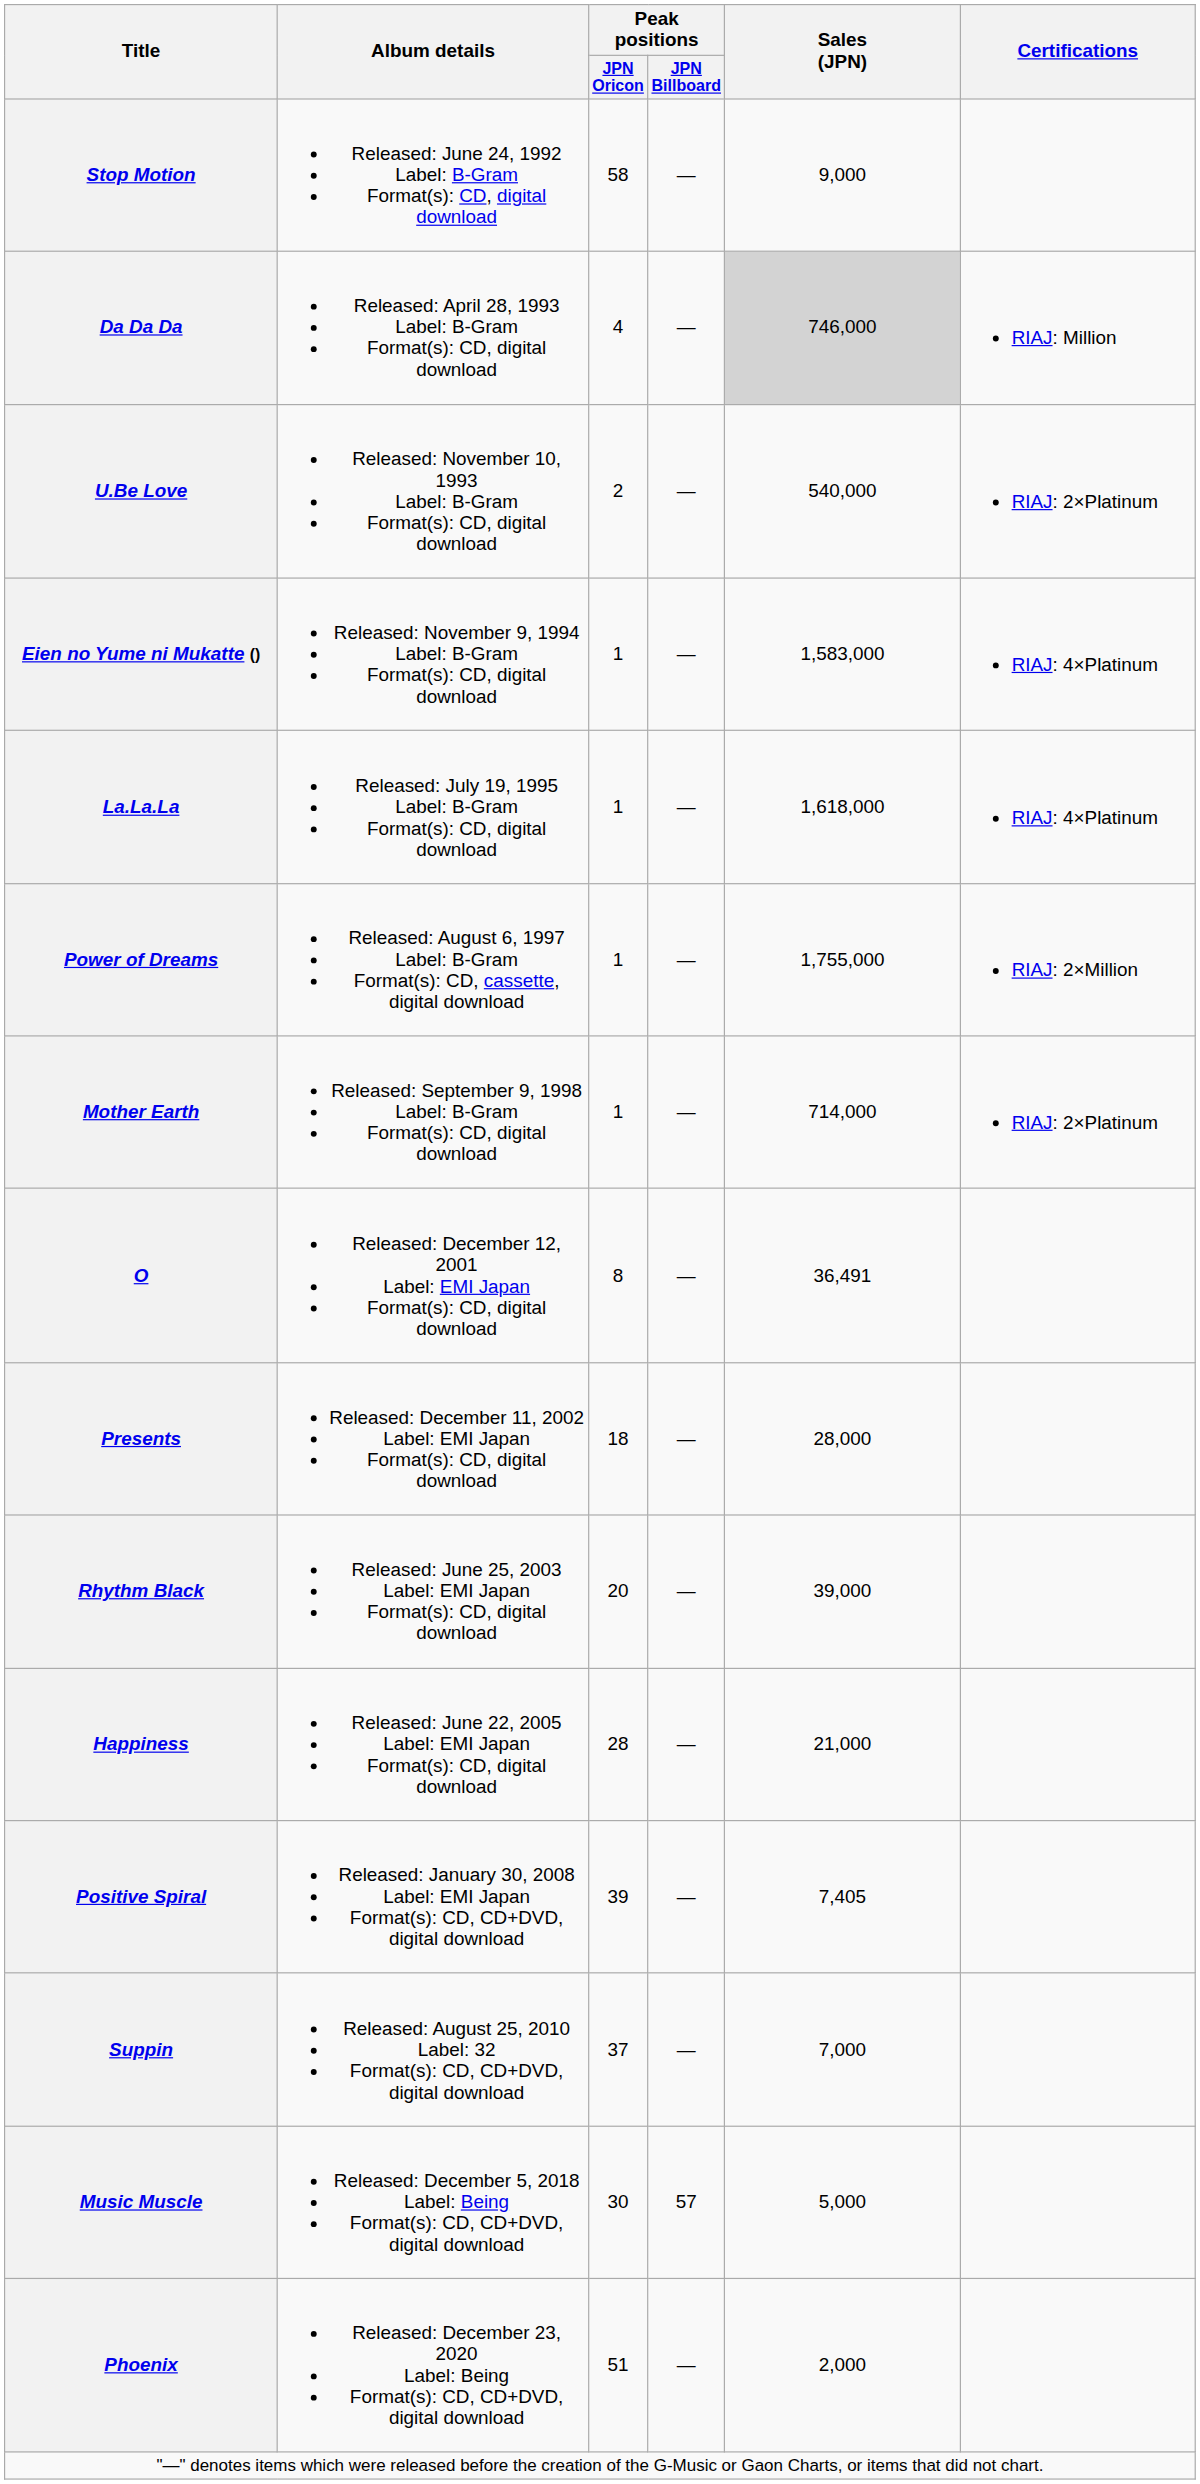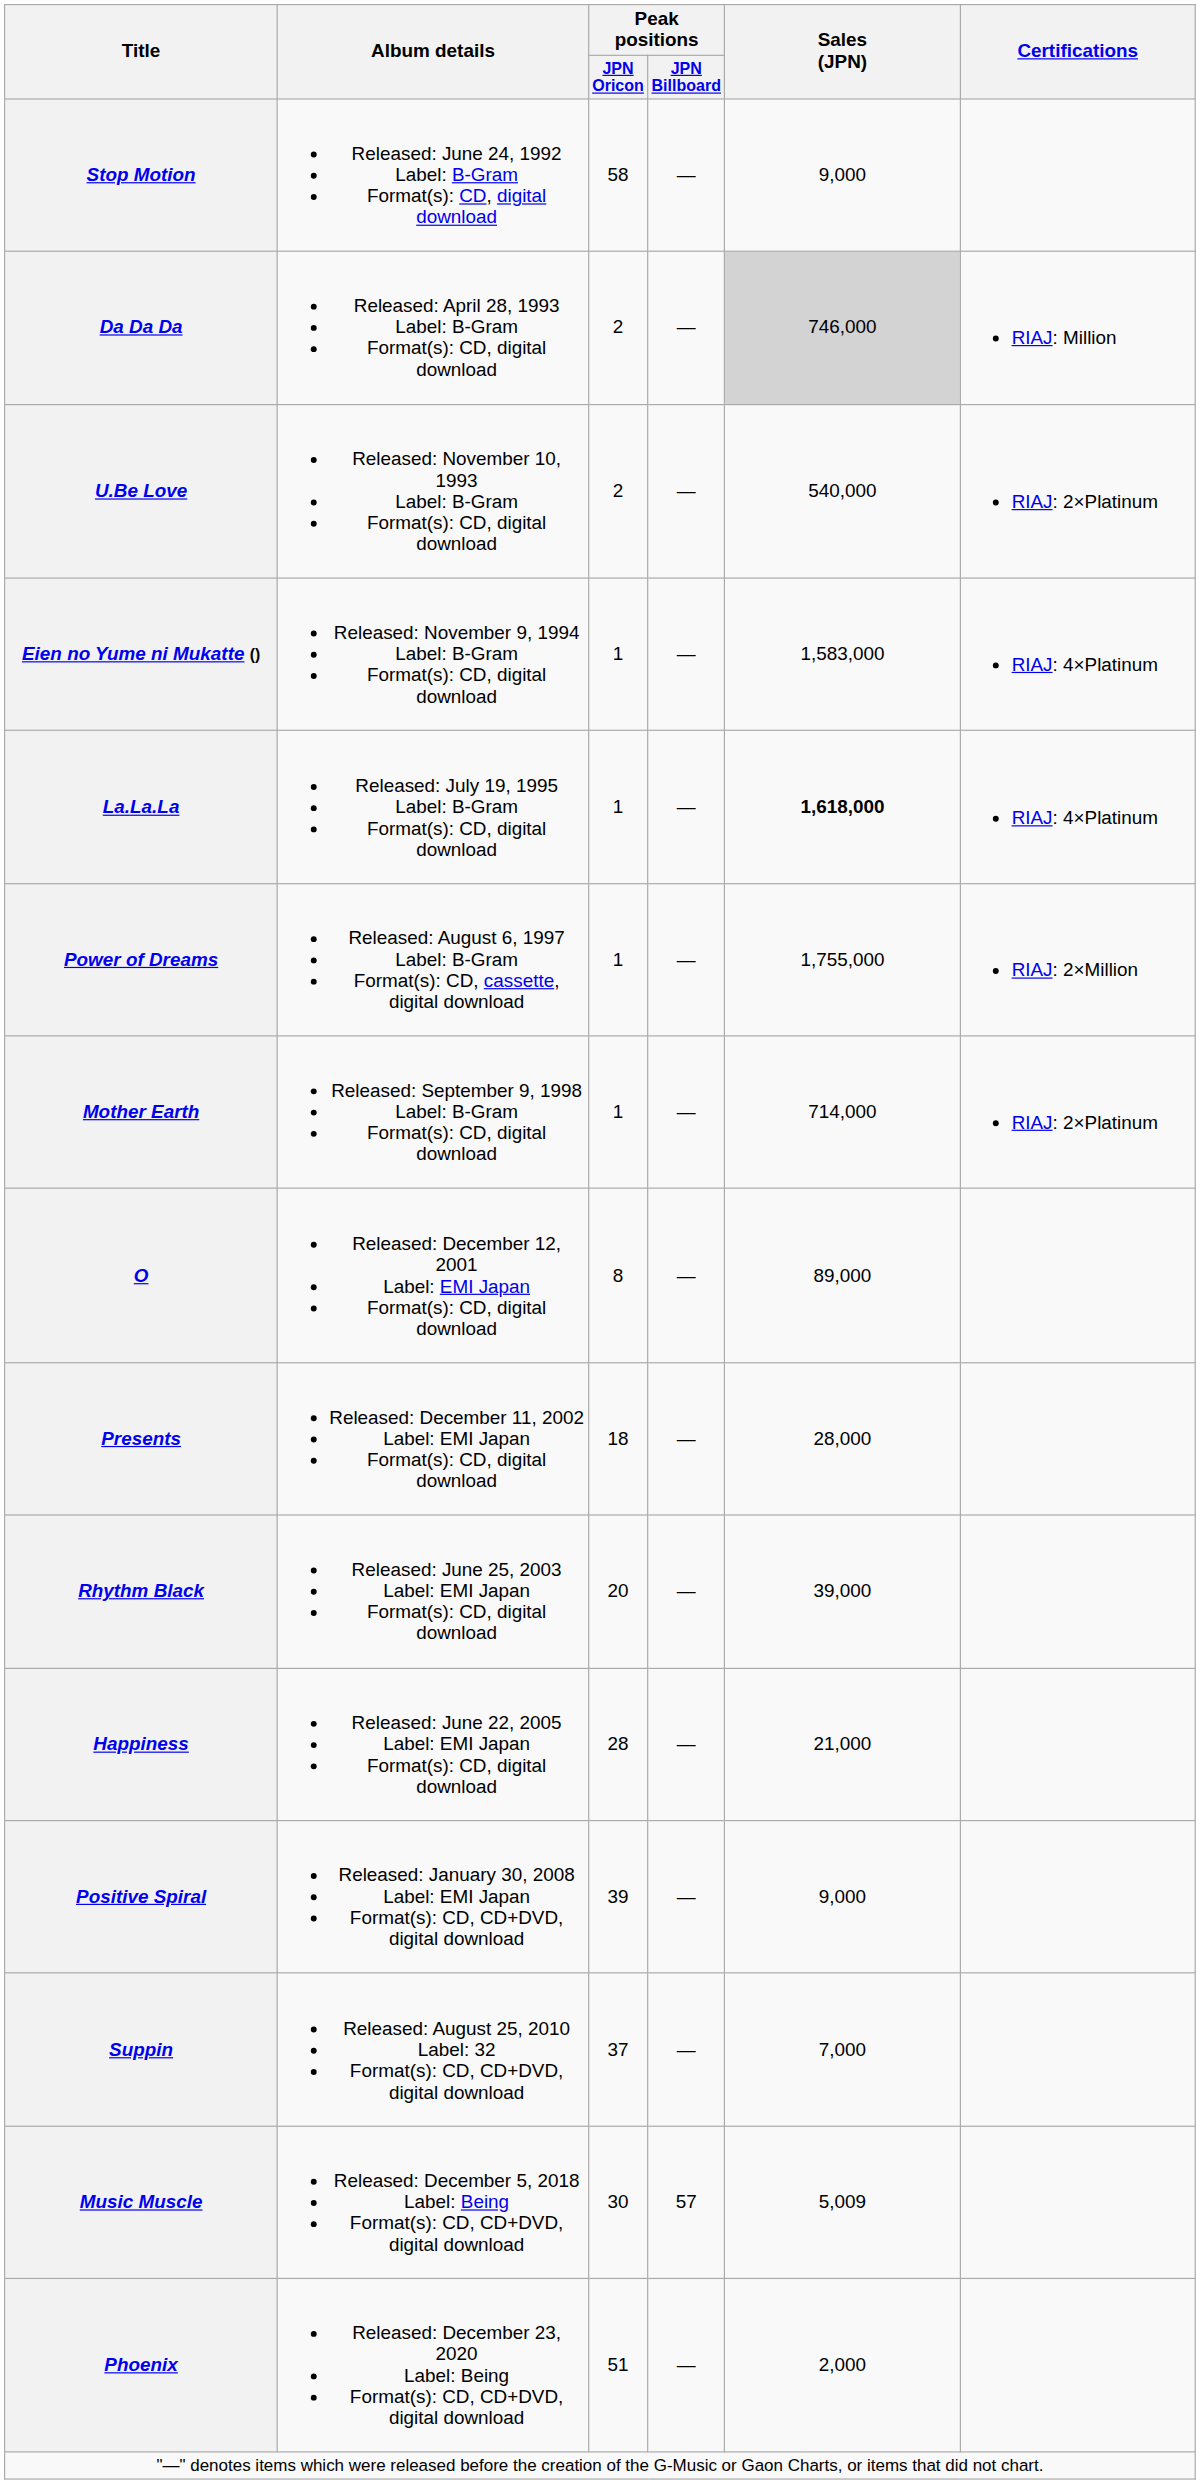(618, 327) 4 -> (618, 327) 2
(842, 806) normal -> (842, 806) bold
(842, 1275) 36,491 -> (842, 1275) 89,000
(842, 1896) 7,405 -> (842, 1896) 9,000
(842, 2202) 5,000 -> (842, 2202) 5,009
